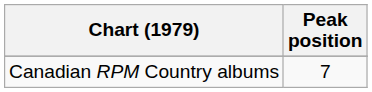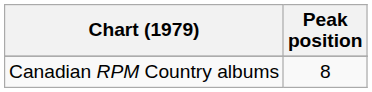(325, 71) 7 -> (325, 71) 8
